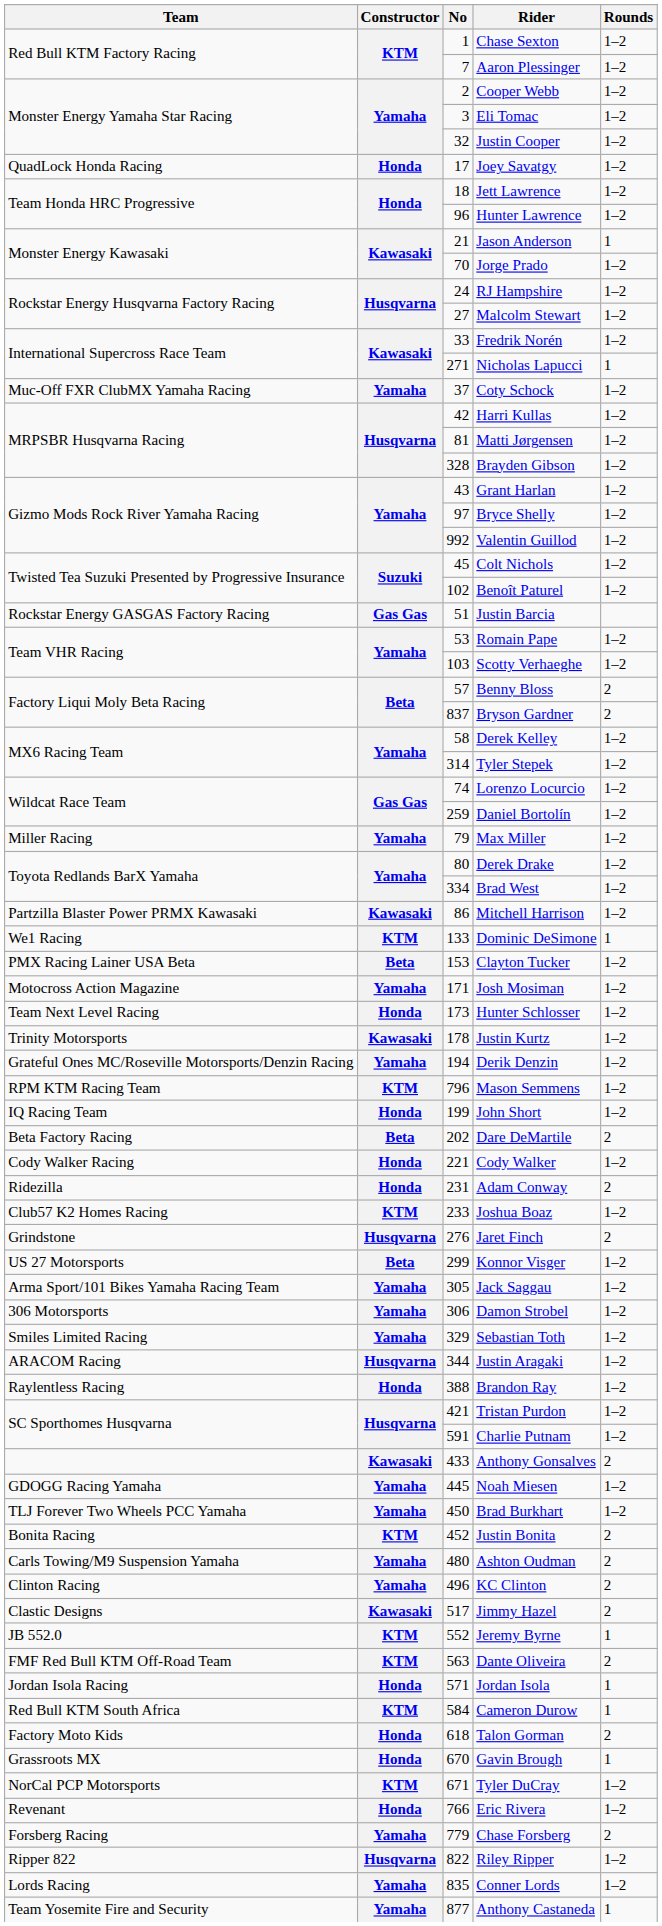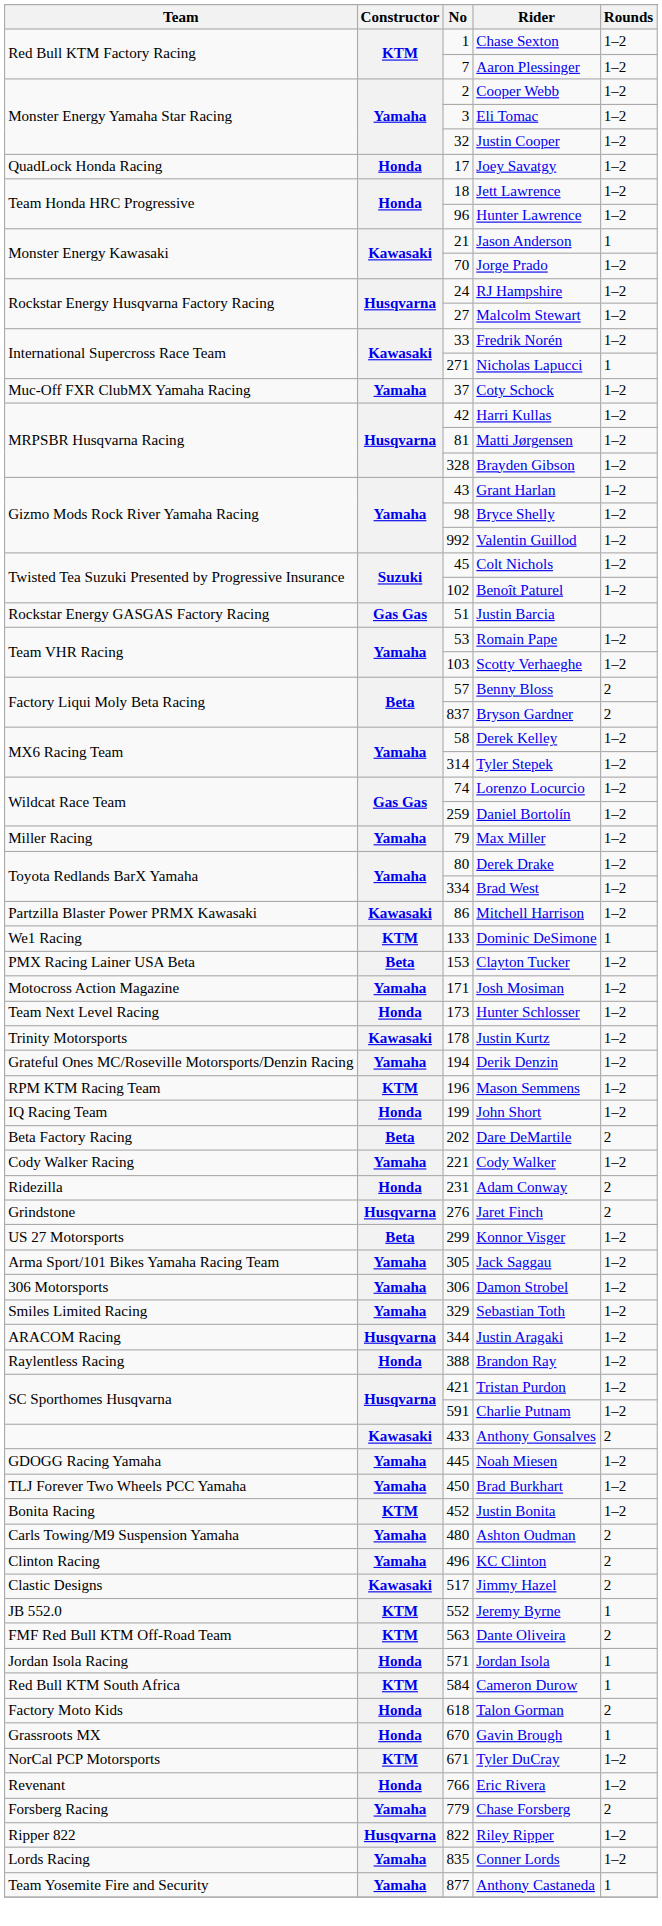(462, 514) 97 -> (462, 514) 98
(458, 1087) 796 -> (458, 1087) 196
(400, 1162) Honda -> (400, 1162) Yamaha
- row: (514, 1212)
(608, 1535) 2 -> (615, 1510) 1–2
